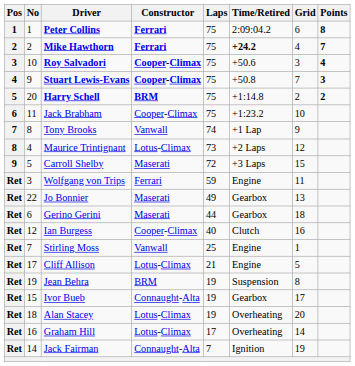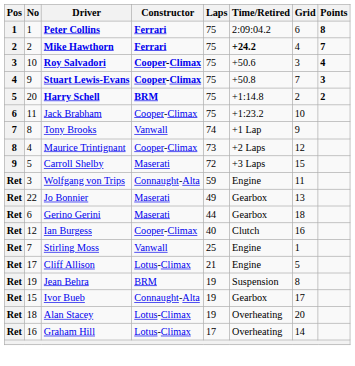(163, 147) Lotus-Climax -> (166, 147) Cooper-Climax
(148, 181) Ferrari -> (167, 181) Connaught-Alta
- row: (71, 348)
